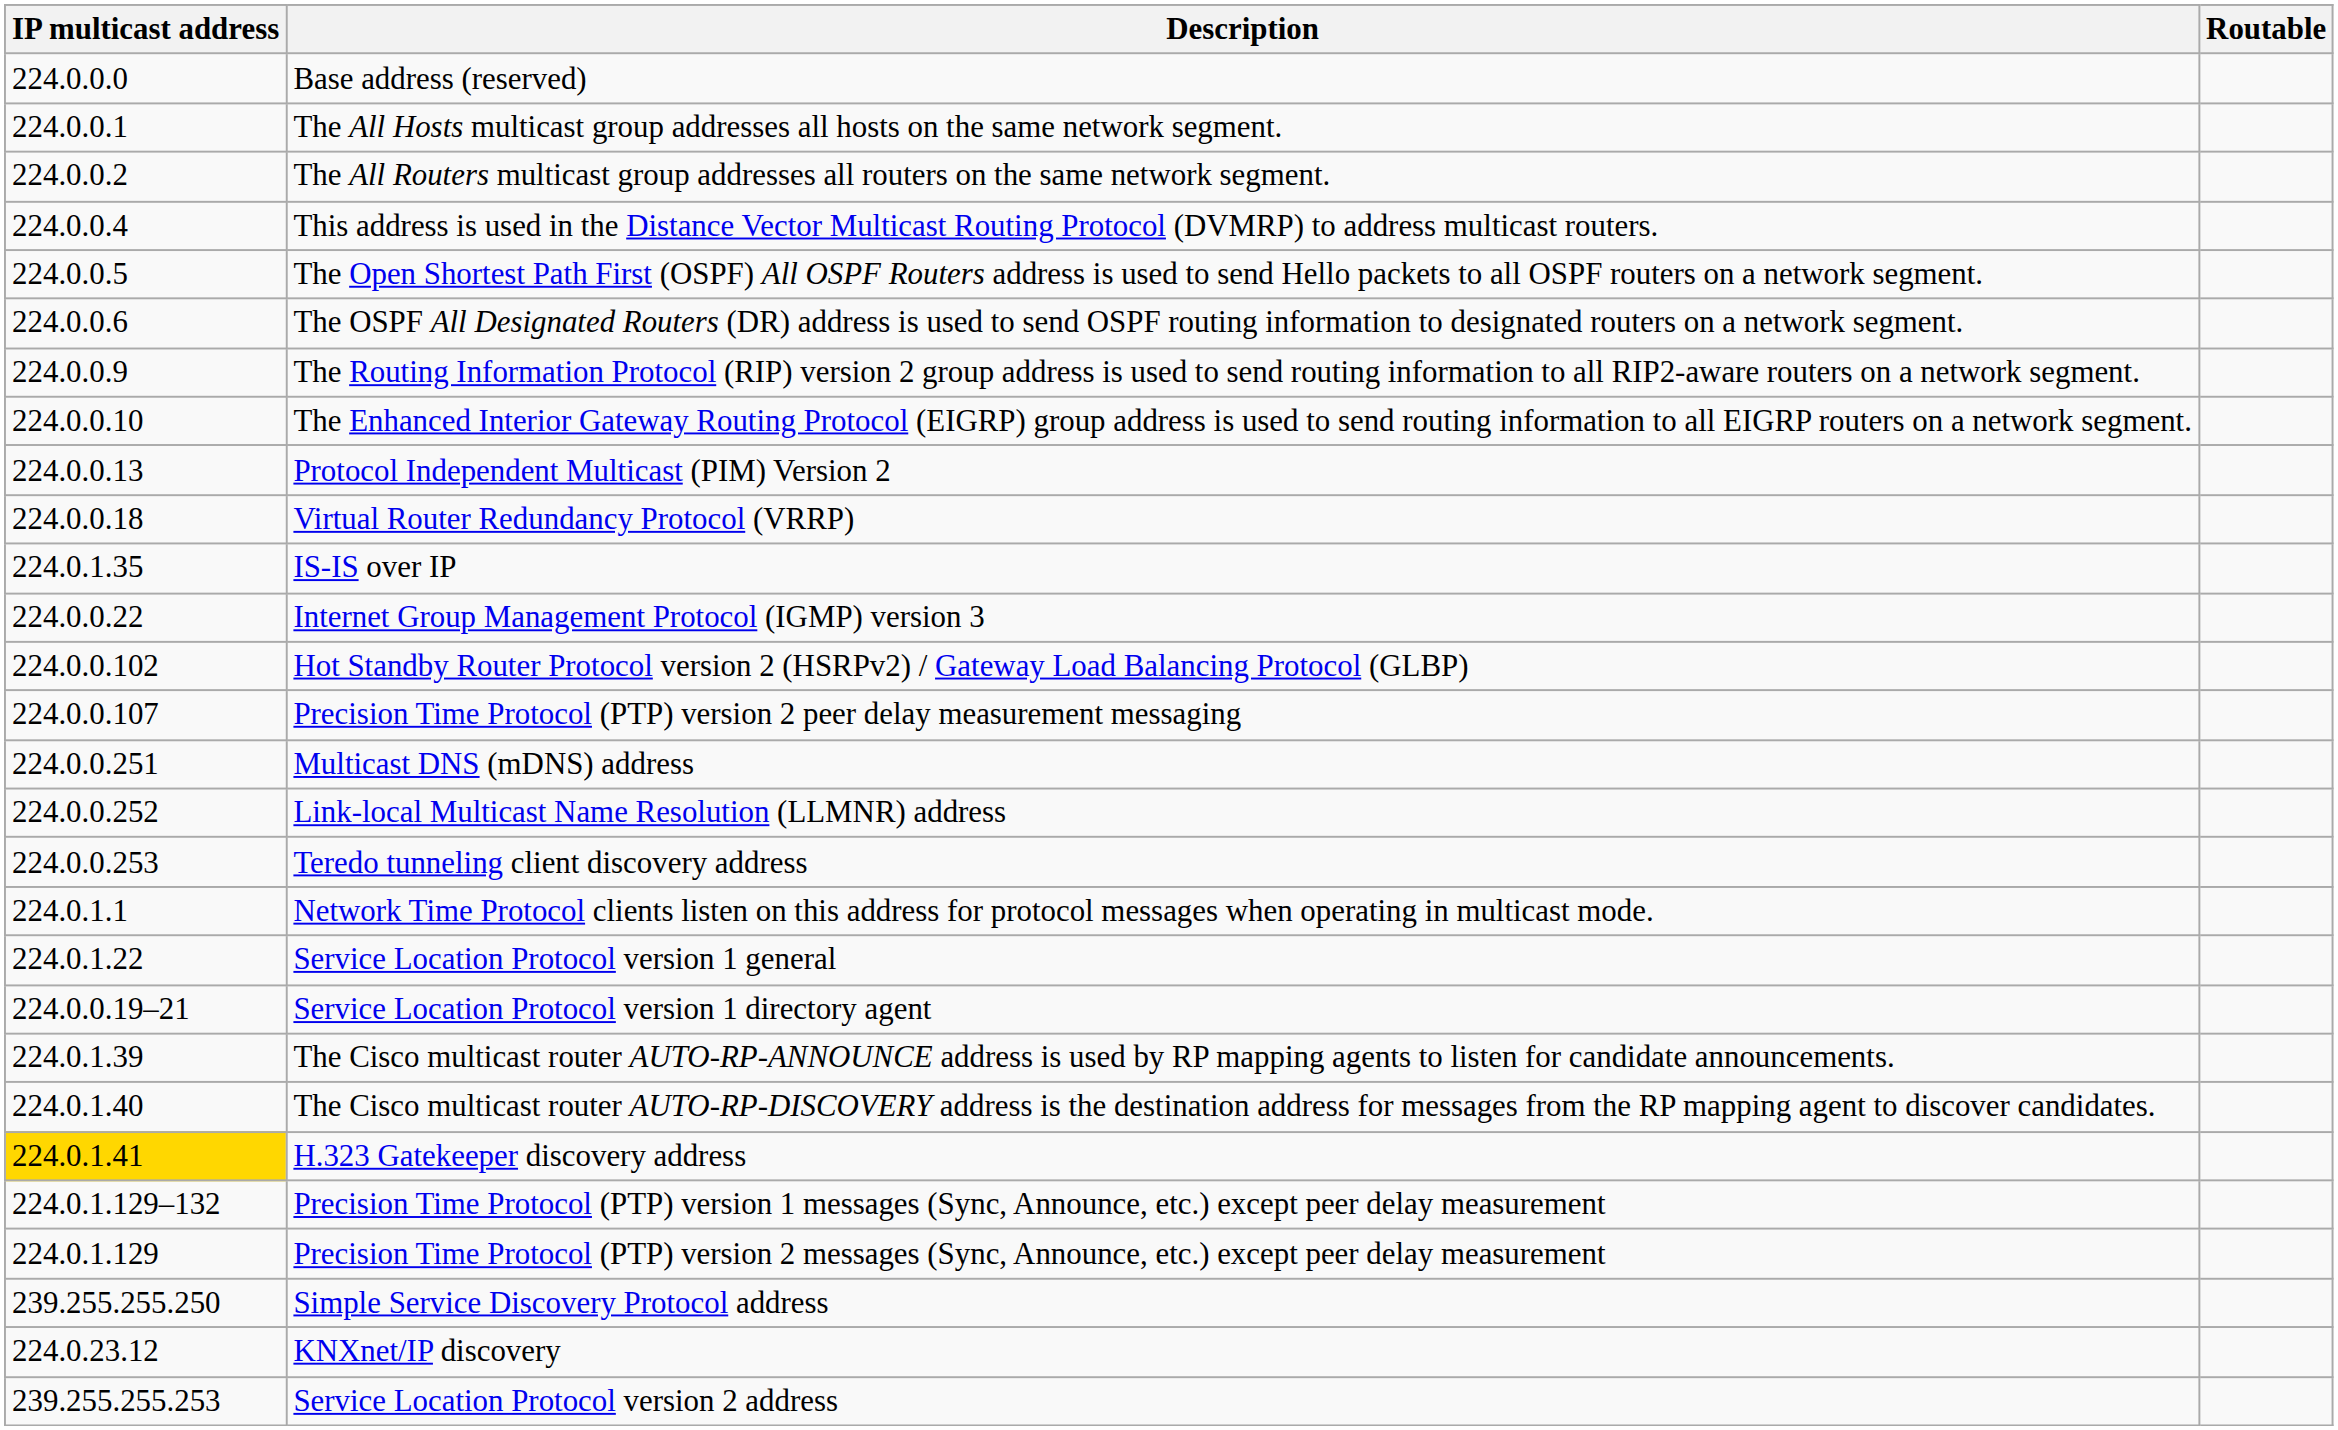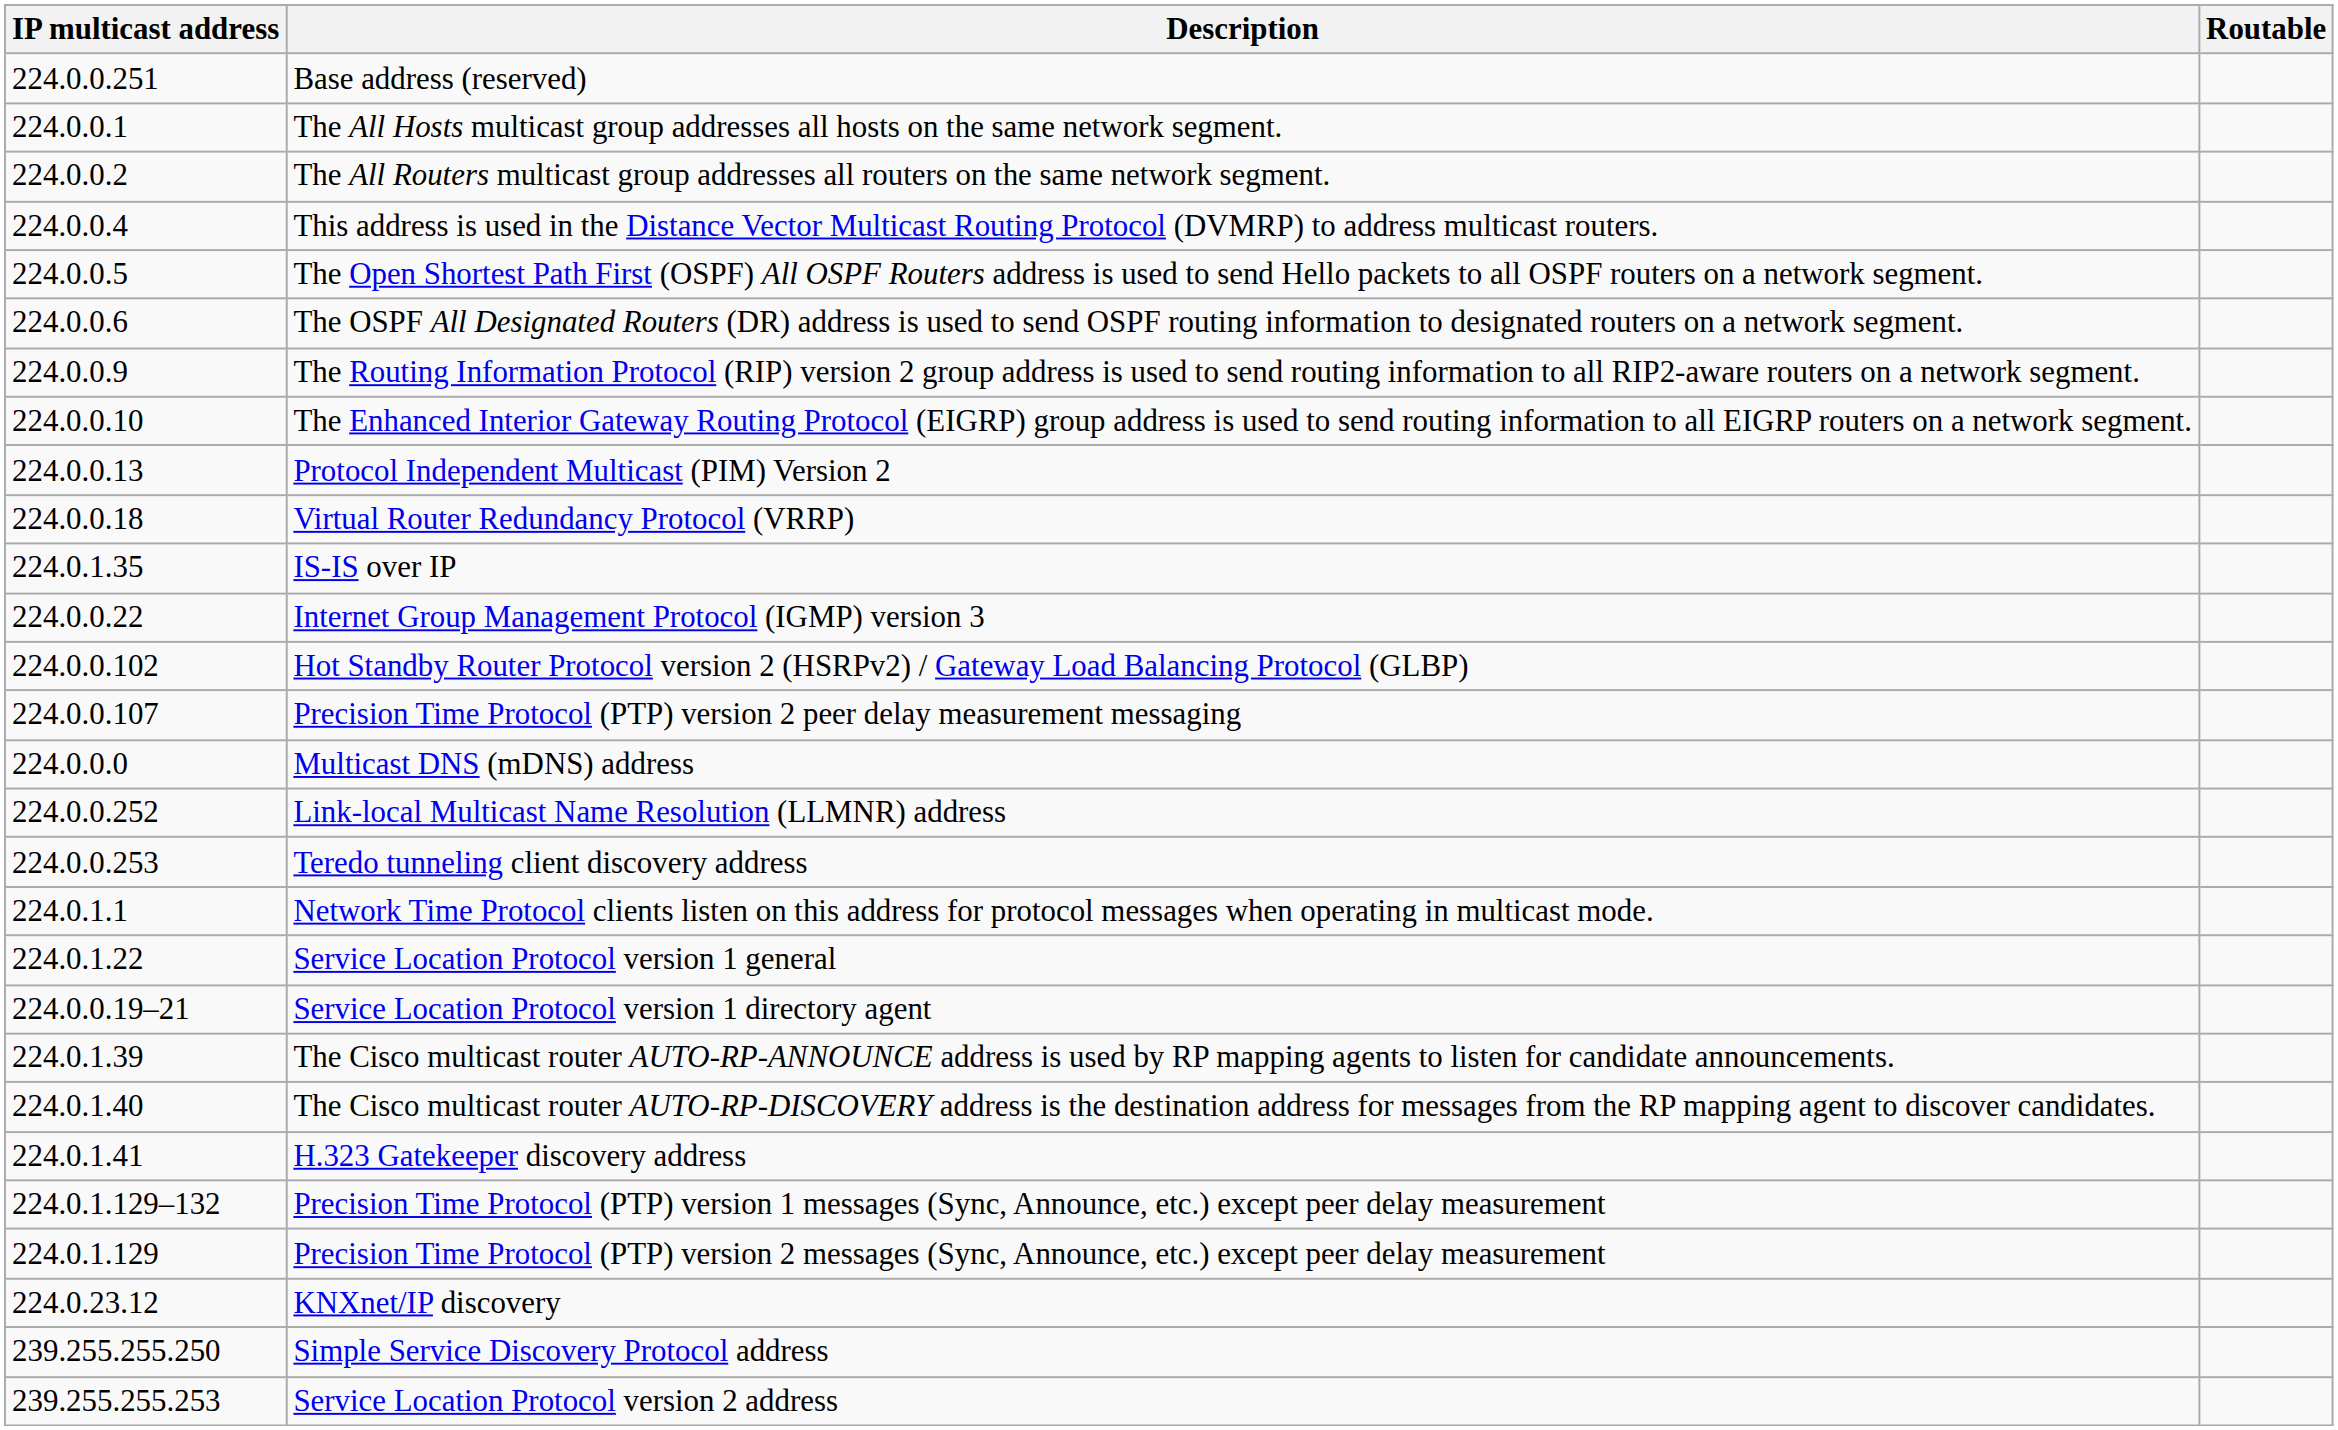(70, 77) 224.0.0.0 -> (85, 77) 224.0.0.251
(85, 763) 224.0.0.251 -> (70, 763) 224.0.0.0
(78, 1155) gold background -> (78, 1155) no background
rows swapped: (427, 1351) <-> (561, 1302)
